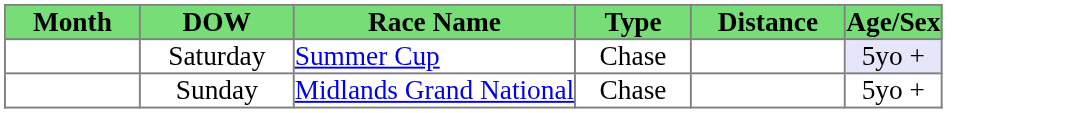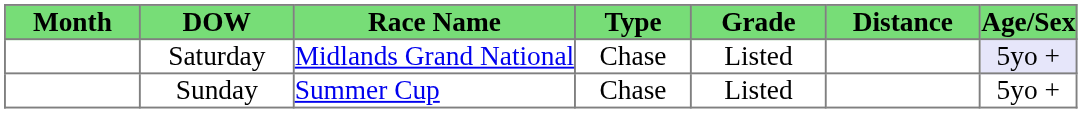+ column: (758, 21)
(367, 55) Summer Cup -> (434, 55) Midlands Grand National
(434, 89) Midlands Grand National -> (367, 89) Summer Cup
